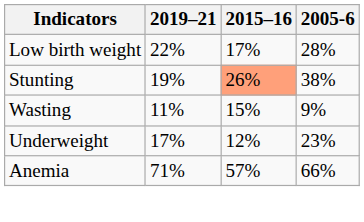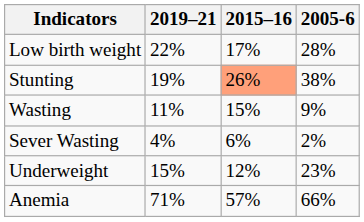+ row: (64, 140)
(167, 140) 17% -> (167, 170) 15%
